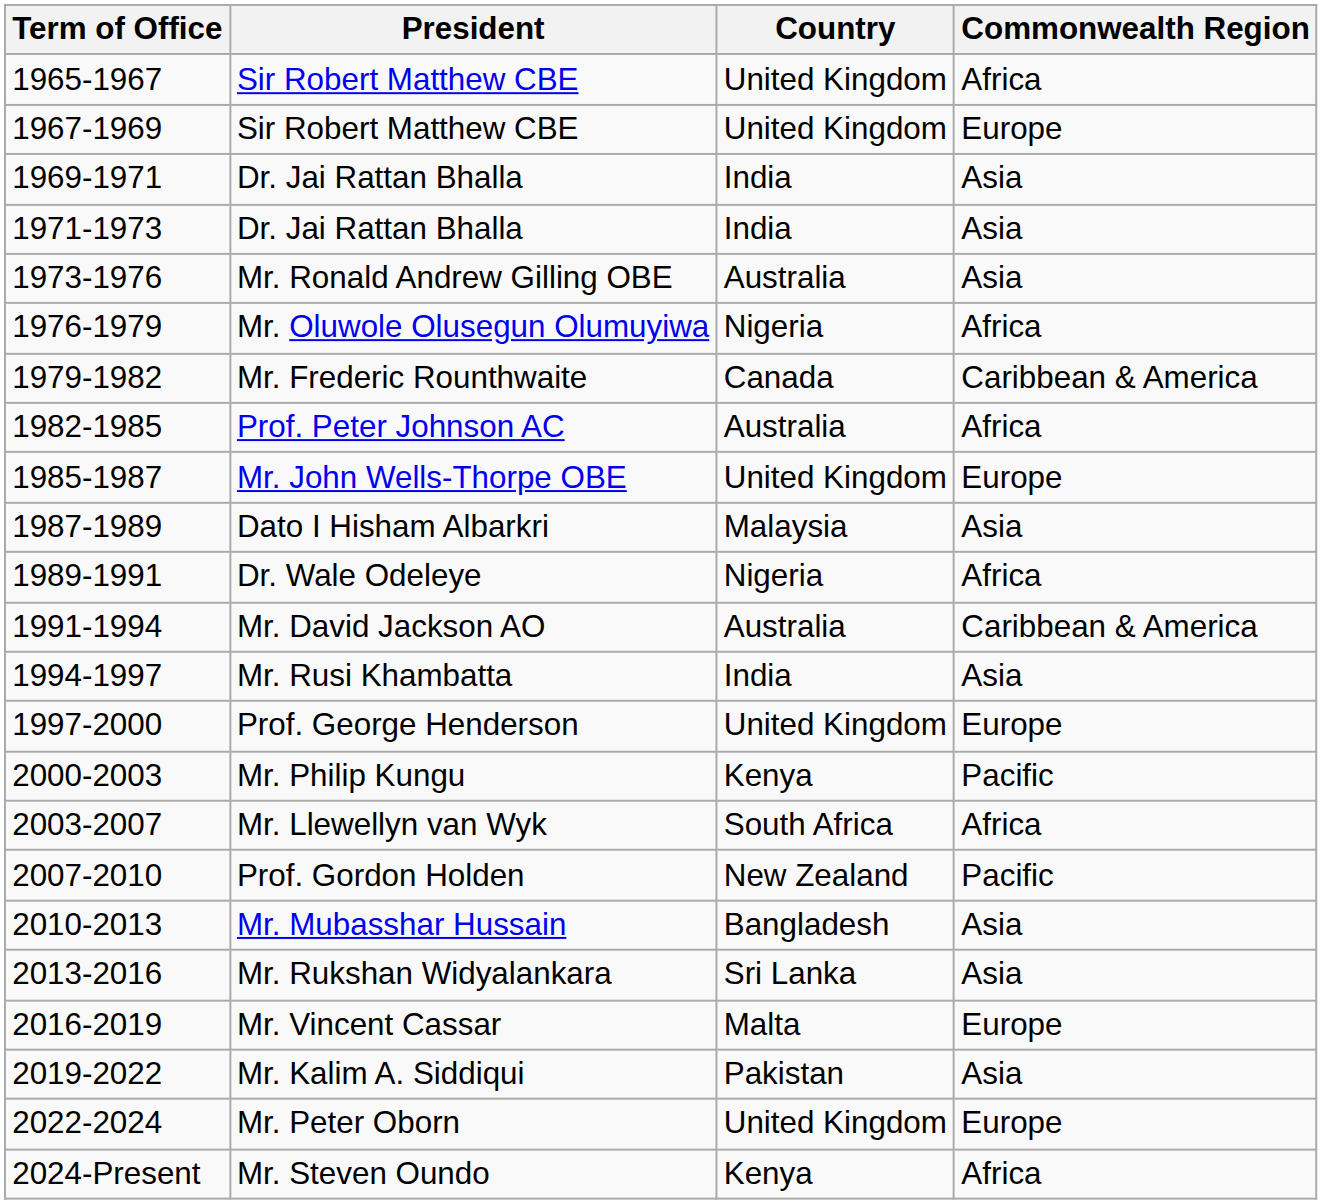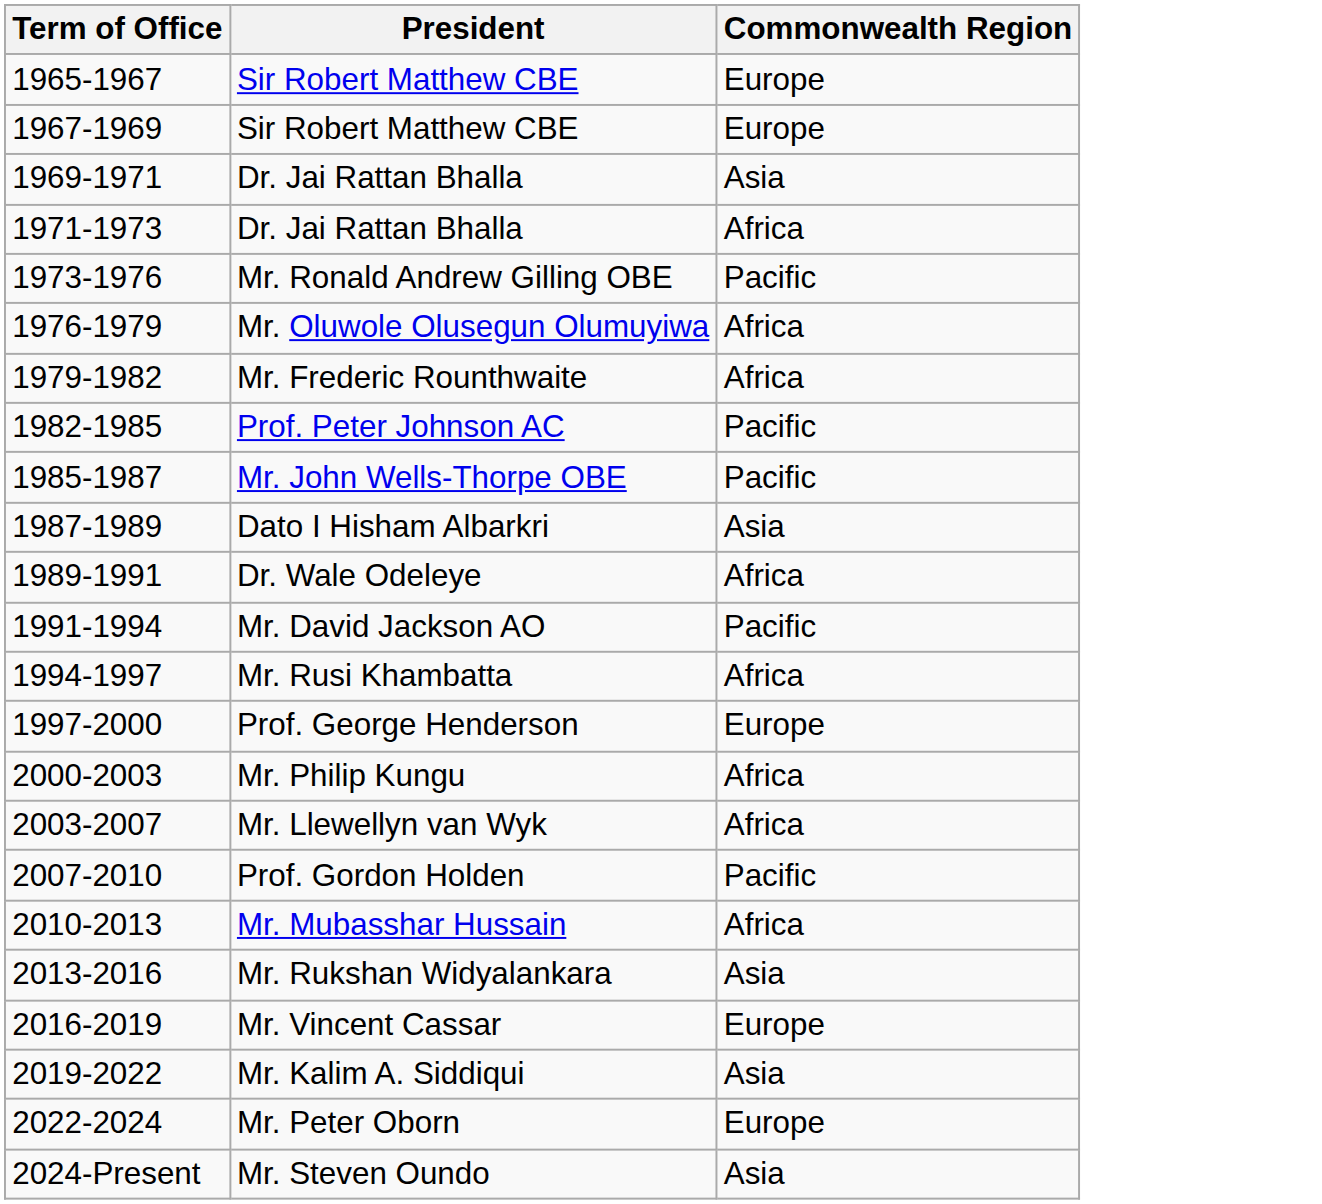- column: (835, 29)
(1001, 79) Africa -> (774, 79) Europe
(992, 228) Asia -> (764, 228) Africa
(992, 278) Asia -> (770, 278) Pacific
(1110, 377) Caribbean & America -> (764, 377) Africa
(1001, 427) Africa -> (770, 427) Pacific
(1012, 476) Europe -> (770, 476) Pacific
(1110, 626) Caribbean & America -> (770, 626) Pacific
(992, 675) Asia -> (764, 675) Africa
(1008, 775) Pacific -> (764, 775) Africa
(992, 924) Asia -> (764, 924) Africa
(1001, 1173) Africa -> (754, 1173) Asia
